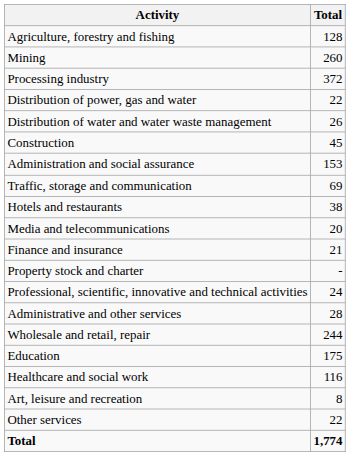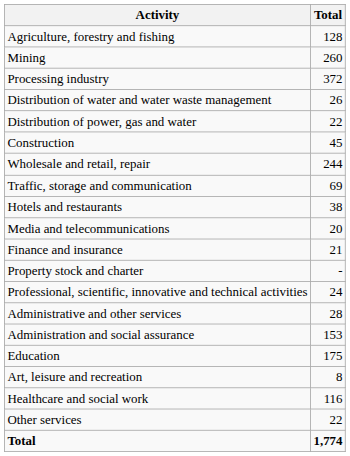rows swapped: (102, 100) <-> (139, 121)
rows swapped: (79, 334) <-> (101, 164)
rows swapped: (78, 377) <-> (75, 398)
